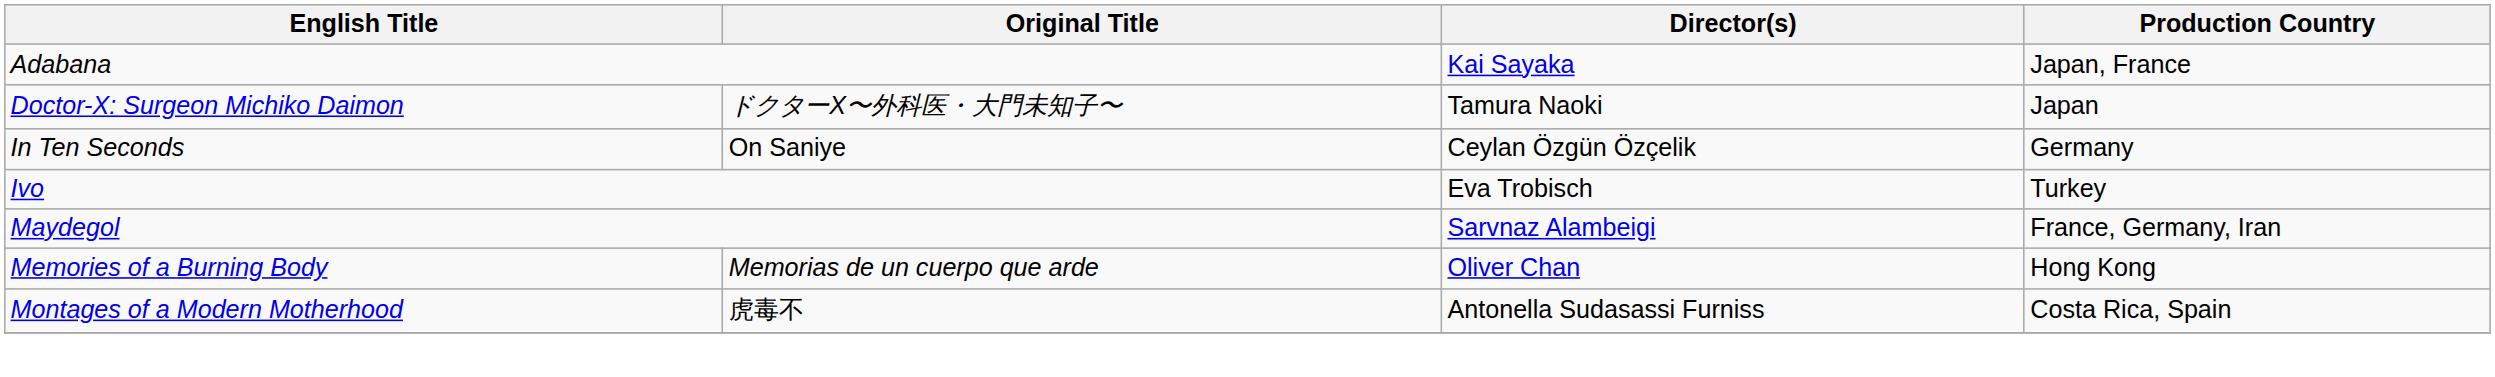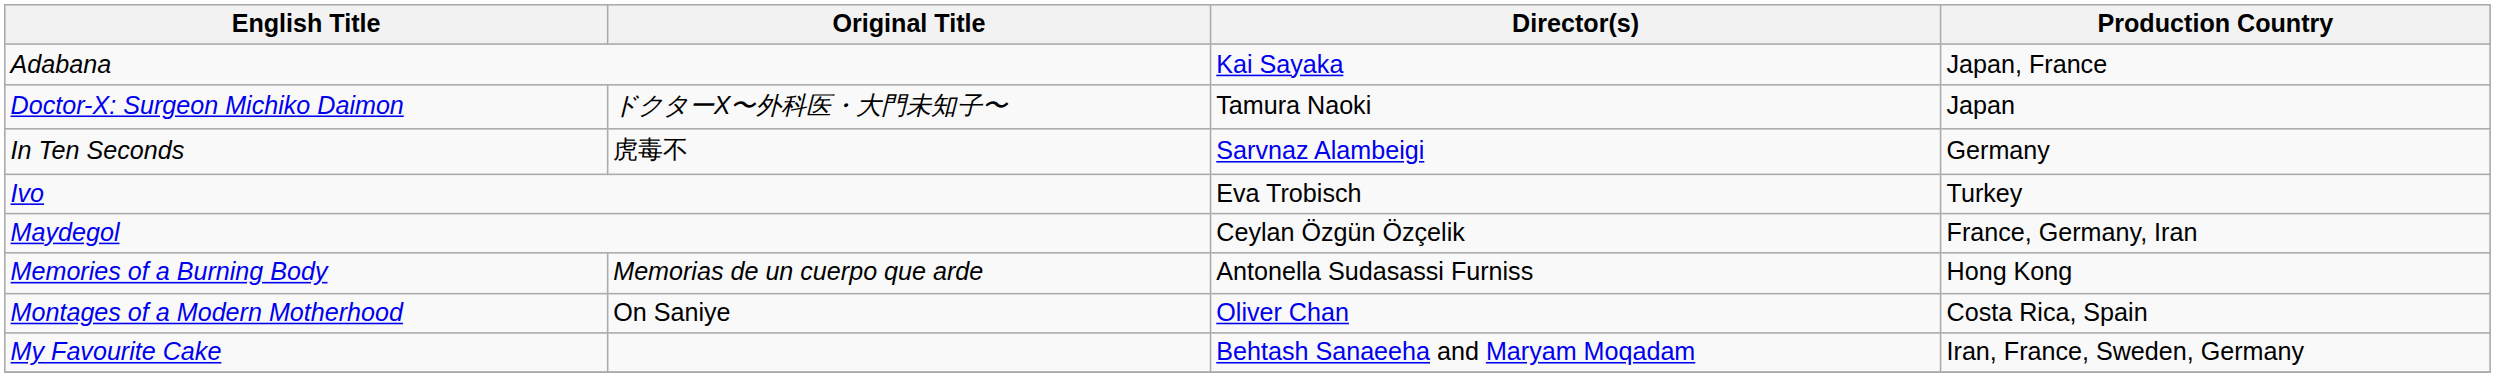(787, 148) On Saniye -> (651, 150) 虎毒不
(1572, 148) Ceylan Özgün Özçelik -> (1320, 151) Sarvnaz Alambeigi
(1552, 228) Sarvnaz Alambeigi -> (1341, 233) Ceylan Özgün Özçelik
(1514, 268) Oliver Chan -> (1375, 272) Antonella Sudasassi Furniss
(766, 309) 虎毒不 -> (672, 312) On Saniye
(1606, 310) Antonella Sudasassi Furniss -> (1283, 312) Oliver Chan
+ row: (116, 352)
